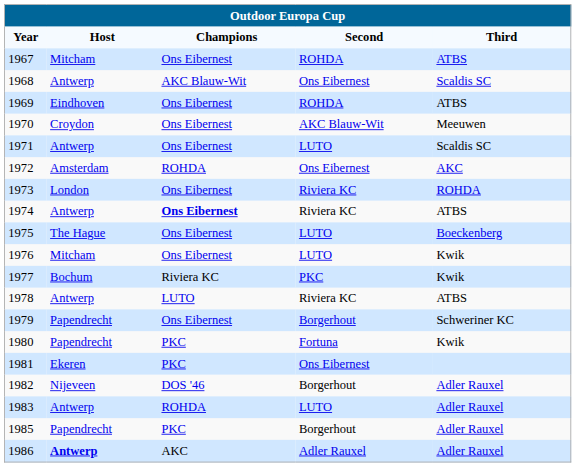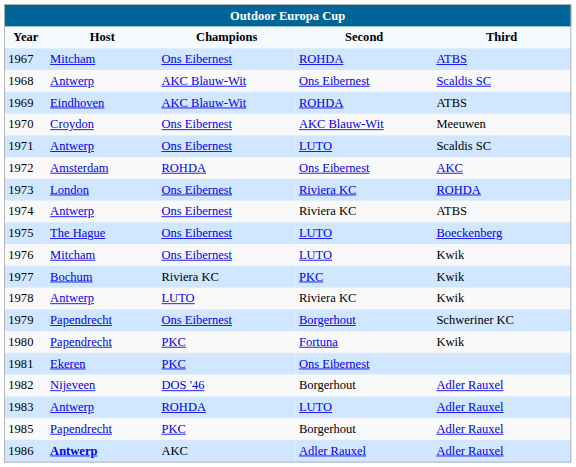(197, 102) Ons Eibernest -> (204, 102) AKC Blauw-Wit
(200, 211) bold -> (197, 211) normal
(452, 298) ATBS -> (450, 298) Kwik
